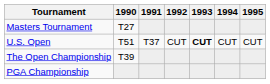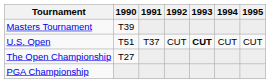(126, 27) T27 -> (126, 27) T39
(126, 57) T39 -> (126, 57) T27
